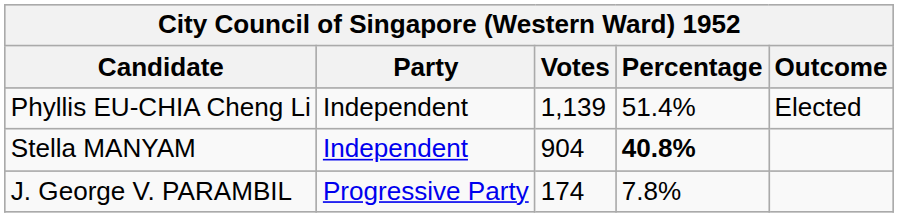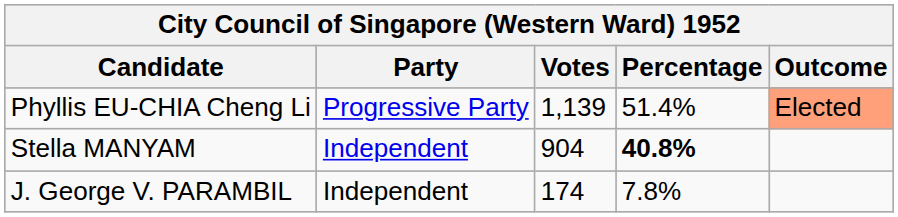(395, 107) Independent -> (426, 107) Progressive Party
(818, 107) no background -> (818, 107) lightsalmon background
(426, 190) Progressive Party -> (395, 190) Independent
